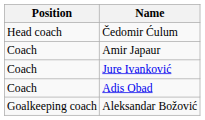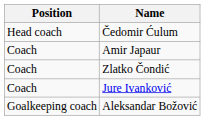+ row: (136, 69)
- row: (127, 87)
